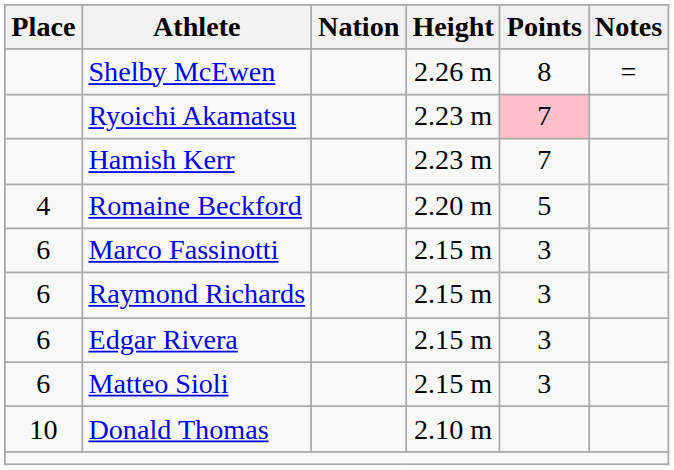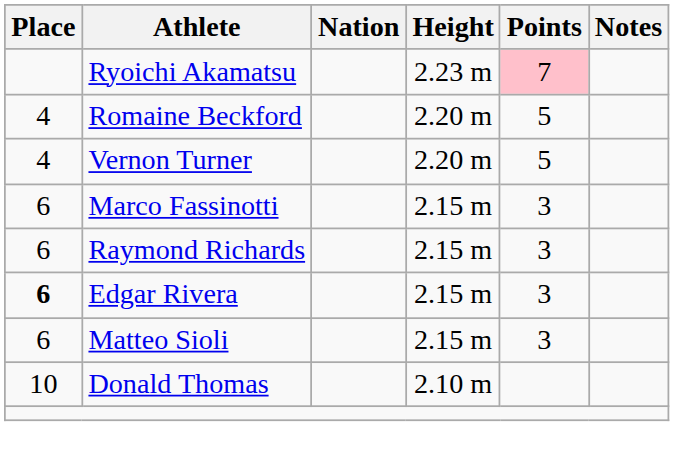- row: (182, 71)
- row: (162, 160)
+ row: (170, 160)
(43, 339) normal -> (43, 294) bold
